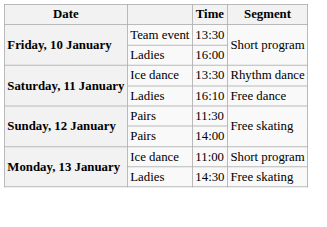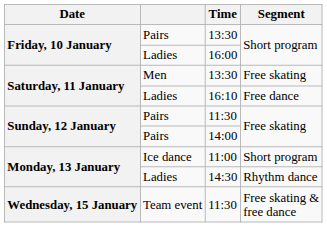(160, 34) Team event -> (156, 34) Pairs
(155, 75) Ice dance -> (155, 75) Men
(268, 75) Rhythm dance -> (275, 75) Free skating
(262, 177) Free skating -> (280, 177) Rhythm dance
+ row: (72, 204)
